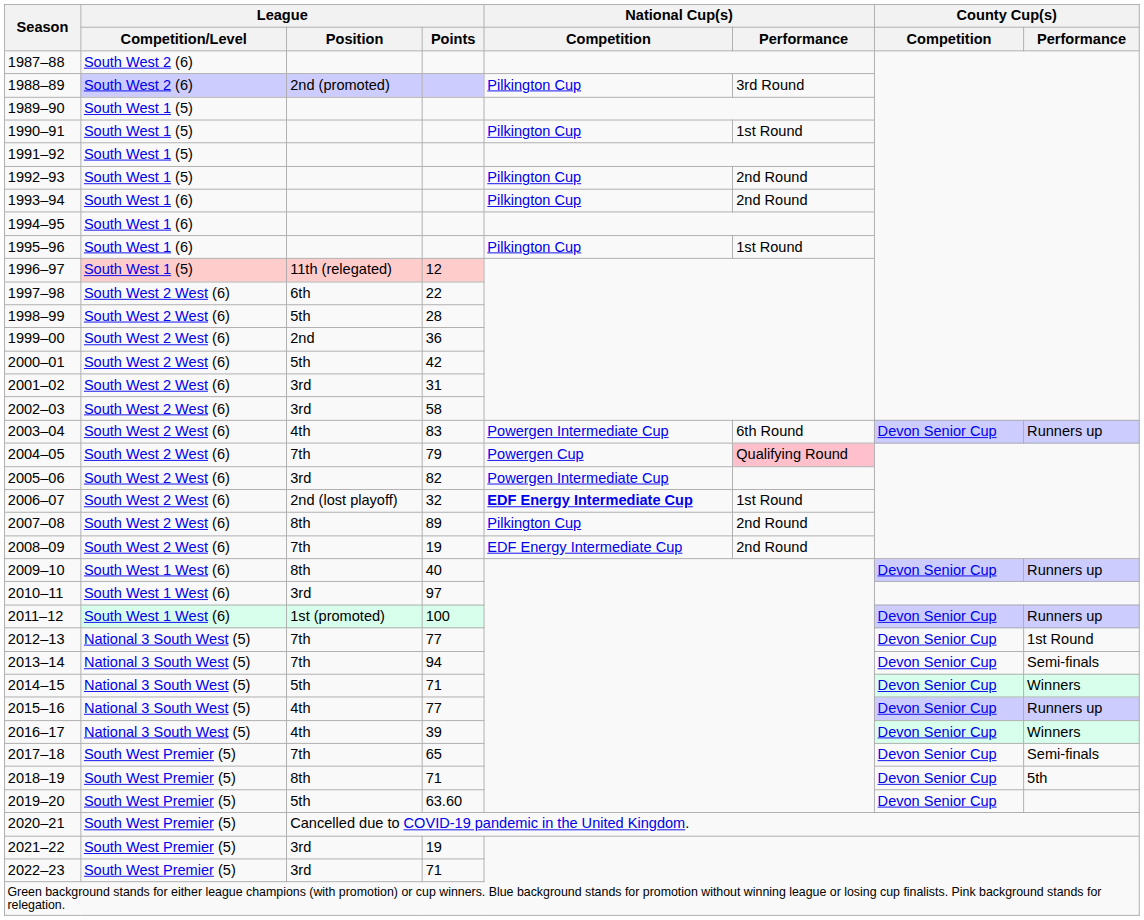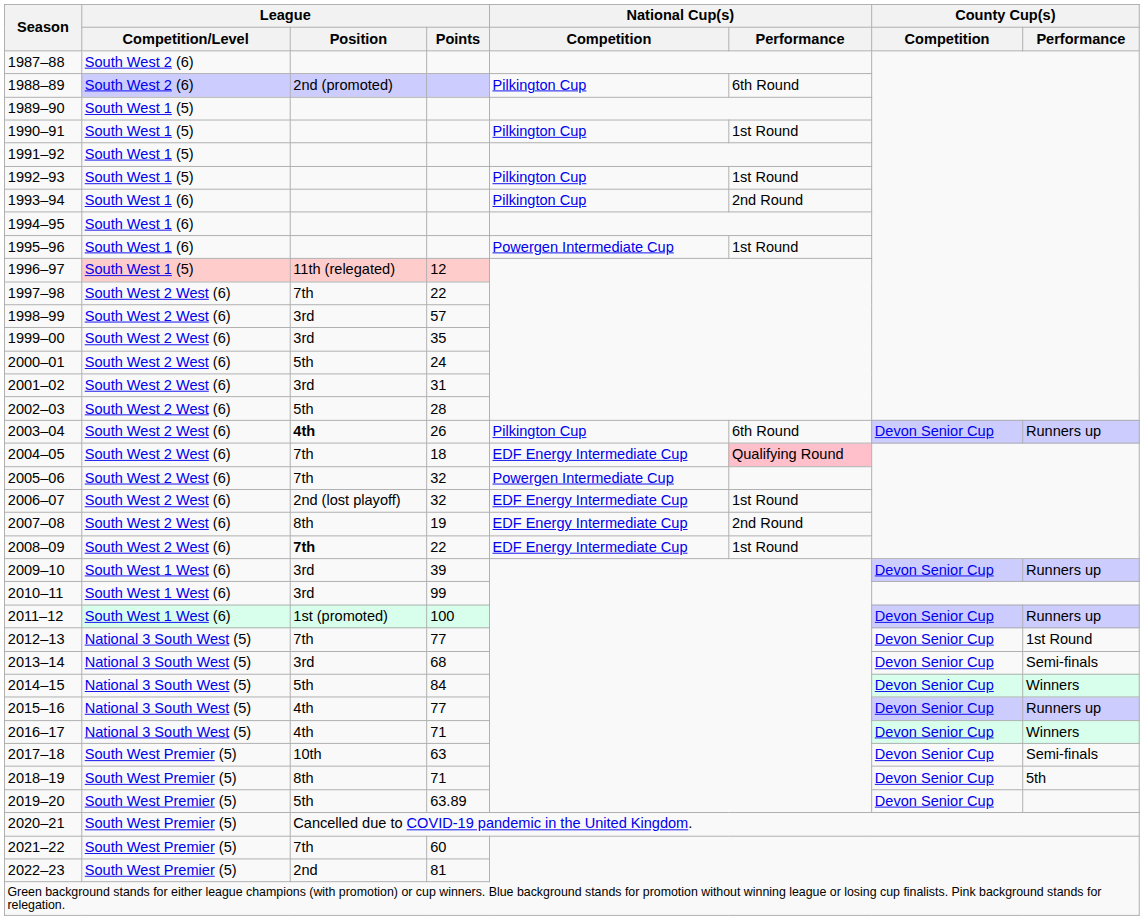(770, 85) 3rd Round -> (766, 85) 6th Round
(772, 177) 2nd Round -> (765, 177) 1st Round
(534, 246) Pilkington Cup -> (583, 246) Powergen Intermediate Cup
(300, 293) 6th -> (303, 293) 7th
(300, 316) 5th -> (304, 316) 3rd
(434, 316) 28 -> (438, 316) 57
(302, 339) 2nd -> (304, 339) 3rd
(434, 339) 36 -> (438, 339) 35
(434, 362) 42 -> (438, 362) 24
(301, 408) 3rd -> (303, 408) 5th
(434, 408) 58 -> (438, 408) 28
(300, 431) normal -> (304, 431) bold
(434, 431) 83 -> (438, 431) 26
(578, 431) Powergen Intermediate Cup -> (539, 431) Pilkington Cup
(434, 454) 79 -> (438, 454) 18
(535, 454) Powergen Cup -> (590, 454) EDF Energy Intermediate Cup
(301, 477) 3rd -> (303, 477) 7th
(434, 477) 82 -> (438, 477) 32
(590, 500) bold -> (590, 500) normal
(434, 524) 89 -> (438, 524) 19
(534, 524) Pilkington Cup -> (590, 524) EDF Energy Intermediate Cup
(300, 547) normal -> (304, 547) bold
(434, 547) 19 -> (438, 547) 22
(772, 547) 2nd Round -> (765, 547) 1st Round
(300, 570) 8th -> (304, 570) 3rd
(434, 570) 40 -> (438, 570) 39
(434, 593) 97 -> (438, 593) 99
(300, 662) 7th -> (304, 662) 3rd
(434, 662) 94 -> (438, 662) 68
(434, 685) 71 -> (438, 685) 84
(434, 731) 39 -> (438, 731) 71
(300, 754) 7th -> (307, 754) 10th
(434, 754) 65 -> (438, 754) 63
(444, 801) 63.60 -> (448, 801) 63.89
(301, 847) 3rd -> (303, 847) 7th
(434, 847) 19 -> (438, 847) 60
(301, 870) 3rd -> (305, 870) 2nd
(434, 870) 71 -> (438, 870) 81
